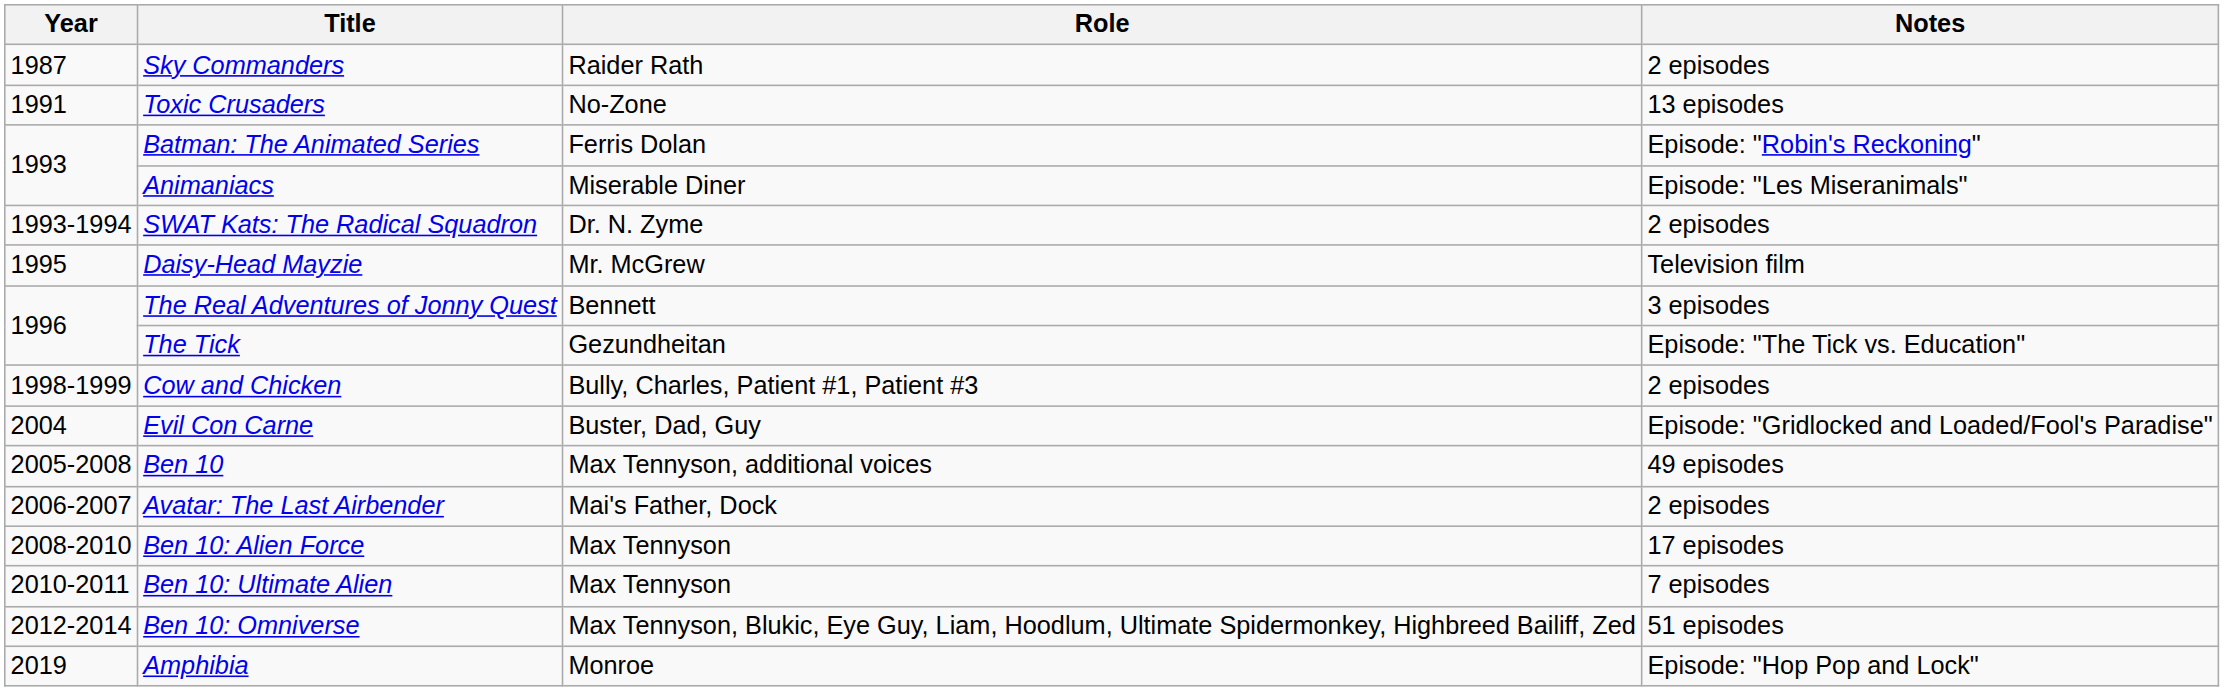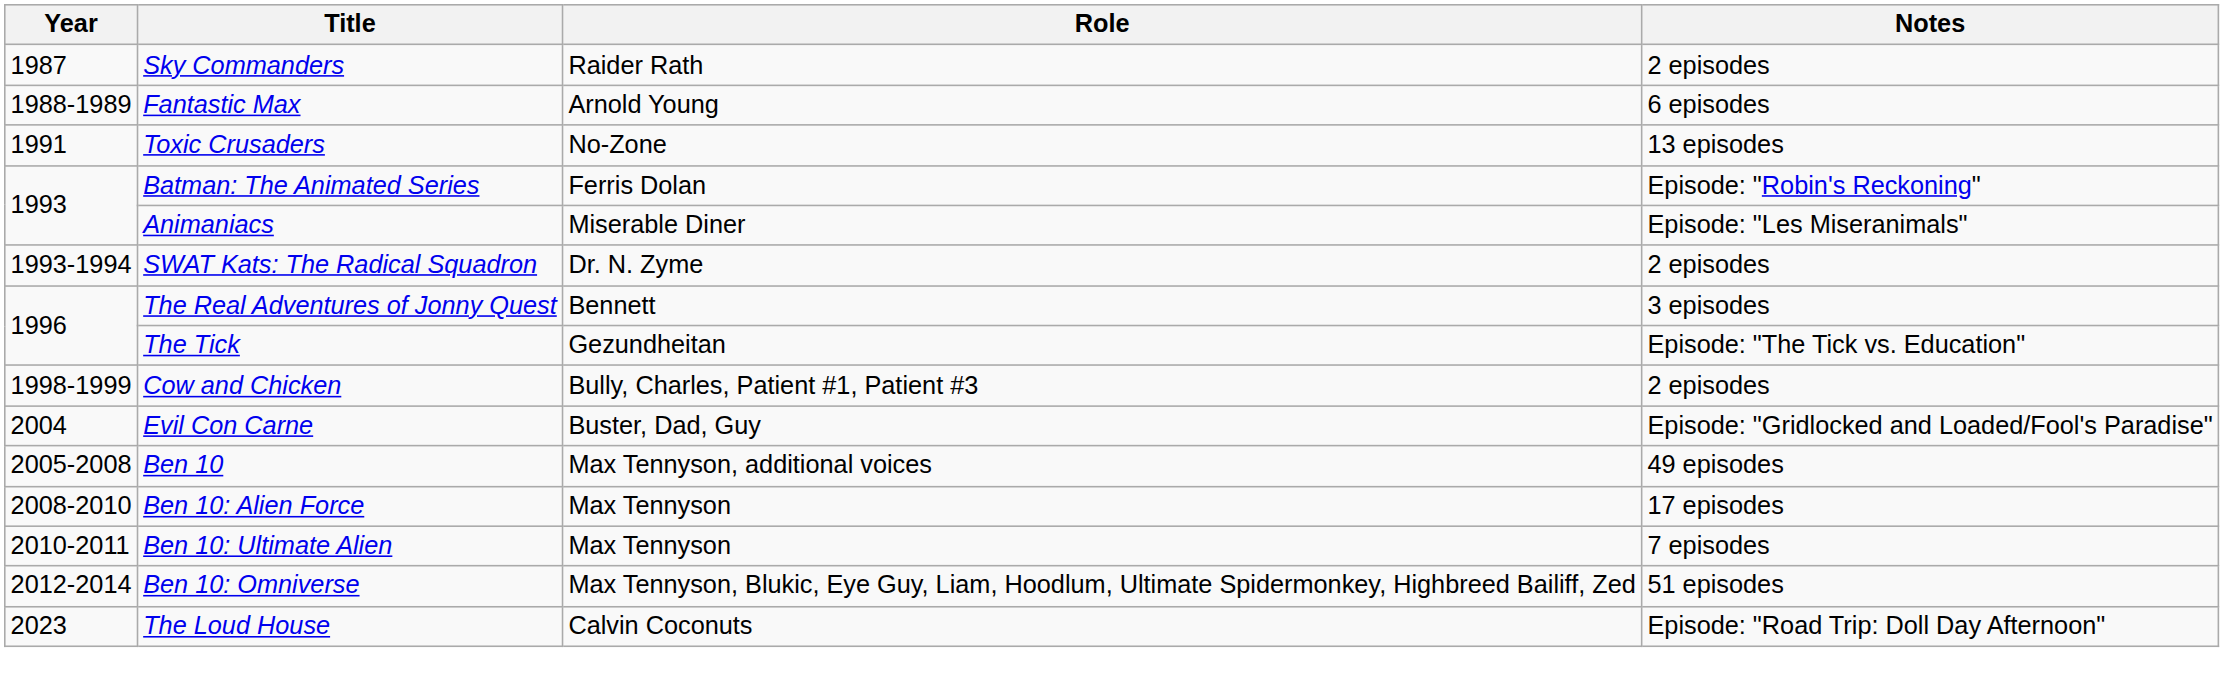+ row: (222, 104)
- row: (253, 265)
- row: (294, 505)
- row: (196, 666)
+ row: (237, 625)
